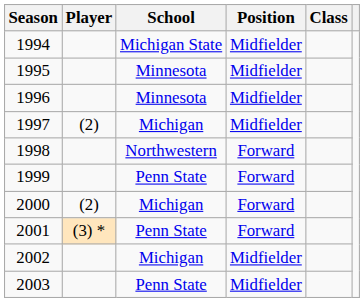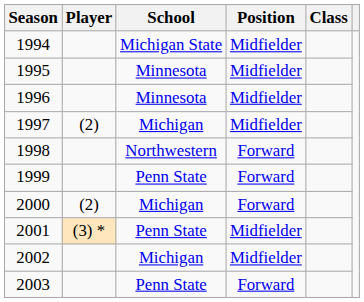(266, 230) Forward -> (266, 230) Midfielder
(266, 284) Midfielder -> (266, 284) Forward
